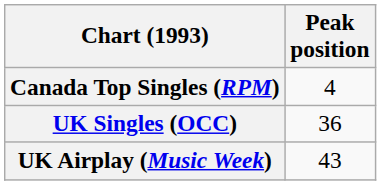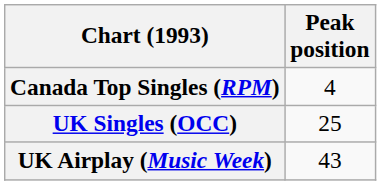(330, 123) 36 -> (330, 123) 25
